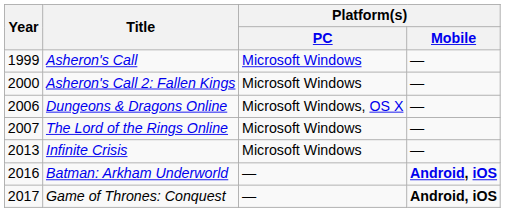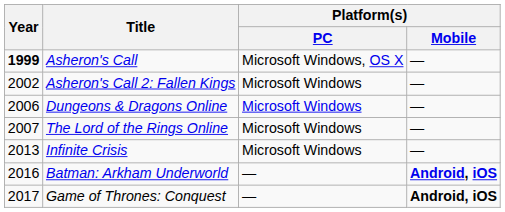(24, 60) normal -> (24, 60) bold
(302, 60) Microsoft Windows -> (323, 60) Microsoft Windows, OS X
(24, 83) 2000 -> (24, 83) 2002
(323, 106) Microsoft Windows, OS X -> (302, 106) Microsoft Windows
